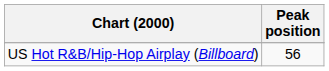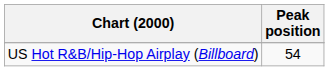(293, 54) 56 -> (293, 54) 54
